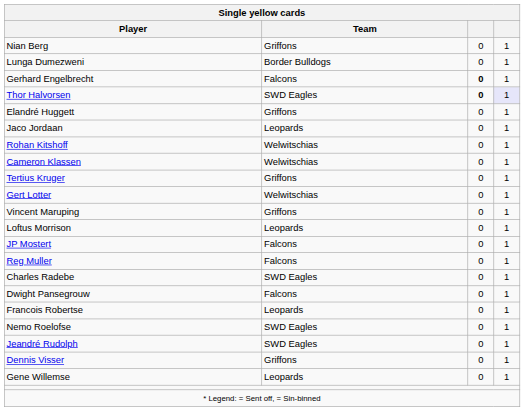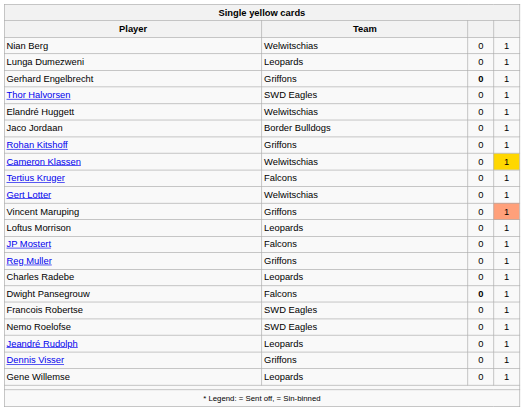(280, 46) Griffons -> (291, 46) Welwitschias
(297, 62) Border Bulldogs -> (284, 62) Leopards
(280, 79) Falcons -> (280, 79) Griffons
(481, 96) bold -> (481, 96) normal
(507, 96) lavender background -> (507, 96) no background
(280, 112) Griffons -> (291, 112) Welwitschias
(284, 129) Leopards -> (297, 129) Border Bulldogs
(291, 145) Welwitschias -> (280, 145) Griffons
(507, 162) no background -> (507, 162) gold background
(280, 178) Griffons -> (280, 178) Falcons
(507, 211) no background -> (507, 211) lightsalmon background
(280, 261) Falcons -> (280, 261) Griffons
(291, 278) SWD Eagles -> (284, 278) Leopards
(481, 294) normal -> (481, 294) bold
(284, 311) Leopards -> (291, 311) SWD Eagles
(291, 344) SWD Eagles -> (284, 344) Leopards
